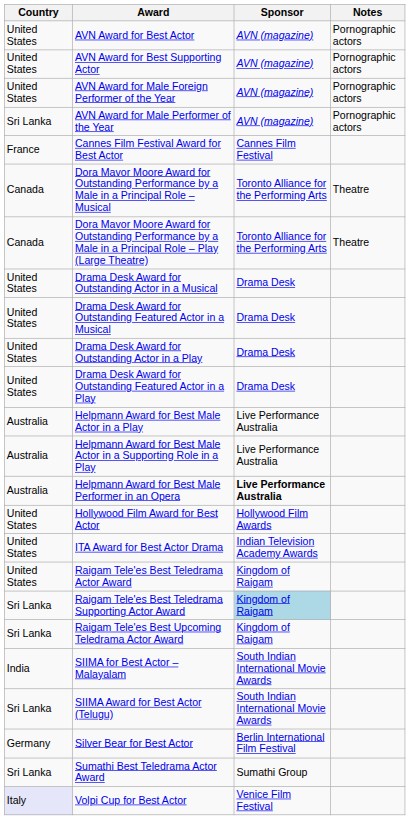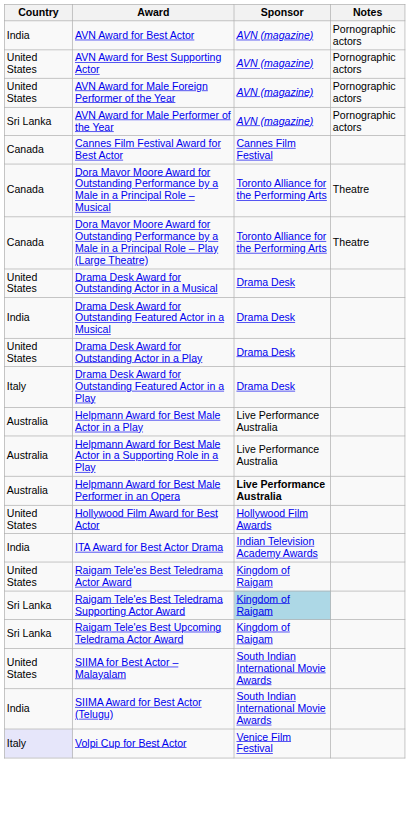(22, 35) United States -> (18, 35) India
(23, 150) France -> (25, 150) Canada
(22, 318) United States -> (18, 318) India
(22, 387) United States -> (16, 387) Italy
(22, 548) United States -> (18, 548) India
(18, 668) India -> (22, 668) United States
(29, 709) Sri Lanka -> (18, 709) India
- row: (134, 743)
- row: (146, 772)
